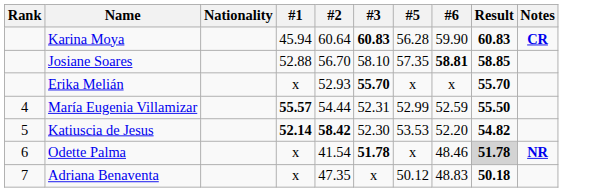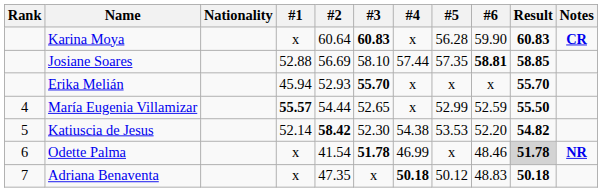+ column: (413, 15)
(296, 38) 45.94 -> (296, 38) x
(335, 61) 56.70 -> (335, 61) 56.69
(296, 84) x -> (296, 84) 45.94
(374, 107) 52.31 -> (374, 107) 52.65
(296, 130) bold -> (296, 130) normal
